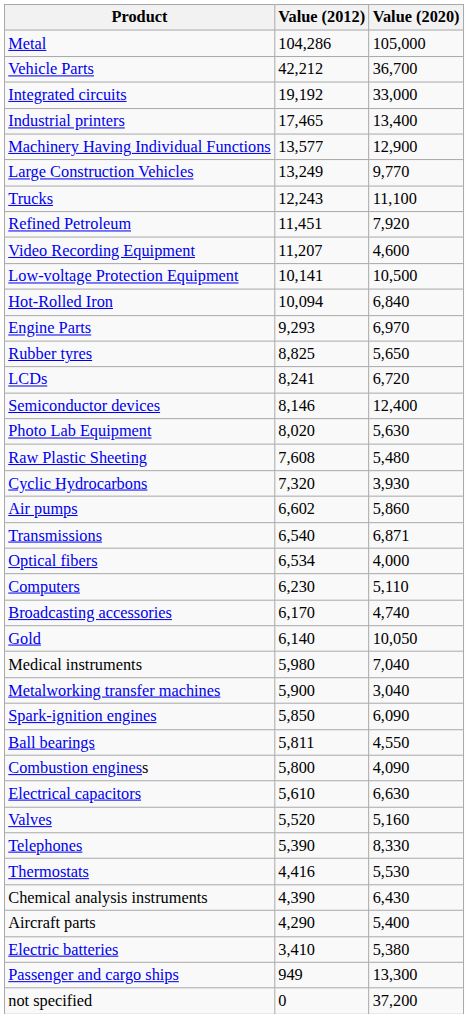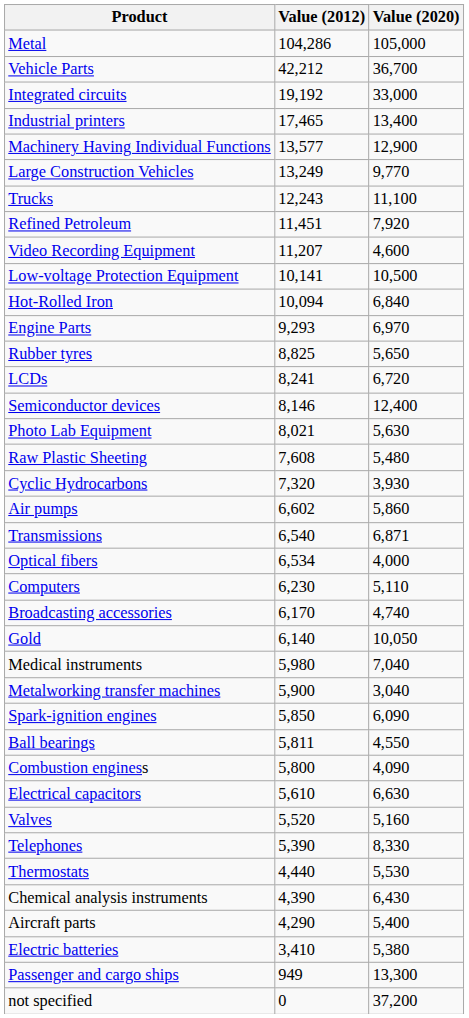(297, 431) 8,020 -> (297, 431) 8,021
(297, 871) 4,416 -> (297, 871) 4,440
